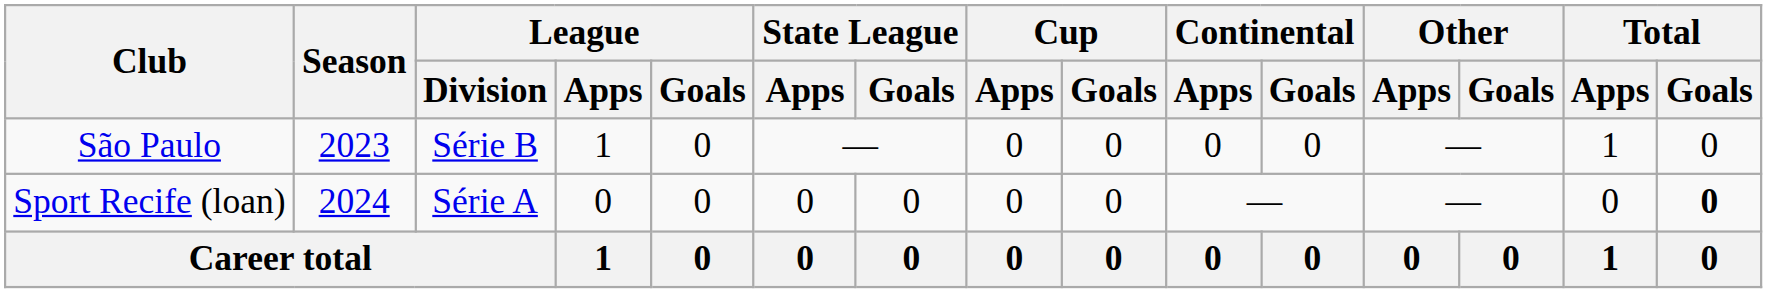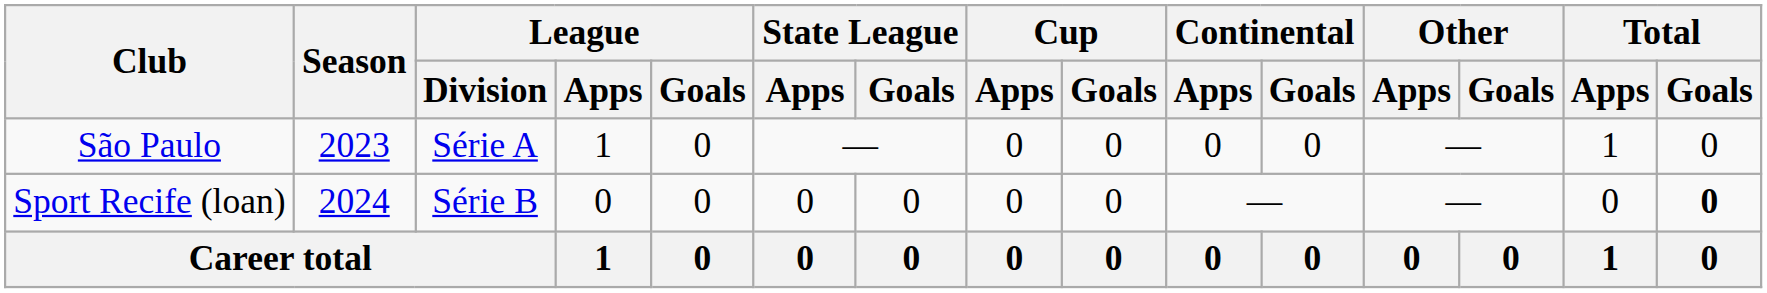(485, 145) Série B -> (485, 145) Série A
(485, 201) Série A -> (485, 201) Série B
